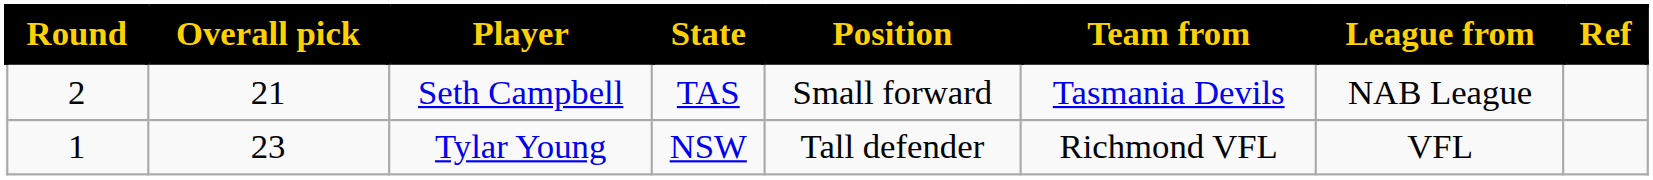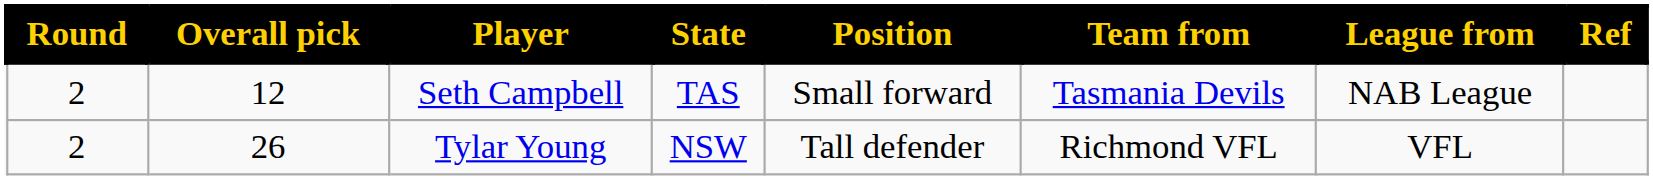(268, 91) 21 -> (268, 91) 12
(77, 146) 1 -> (77, 146) 2
(268, 146) 23 -> (268, 146) 26
